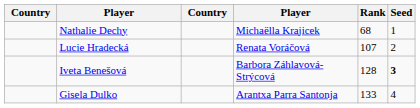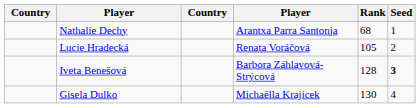(278, 30) Michaëlla Krajicek -> (287, 30) Arantxa Parra Santonja
(368, 47) 107 -> (368, 47) 105
(287, 94) Arantxa Parra Santonja -> (278, 94) Michaëlla Krajicek
(368, 94) 133 -> (368, 94) 130
